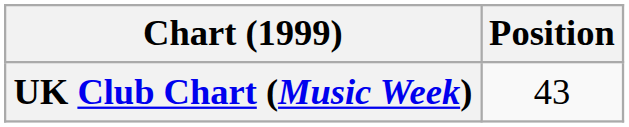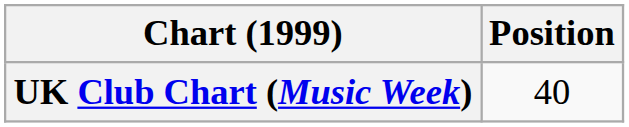(552, 91) 43 -> (552, 91) 40
